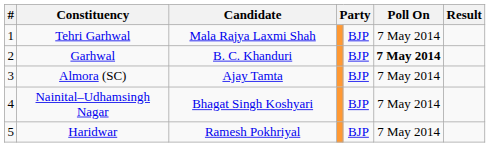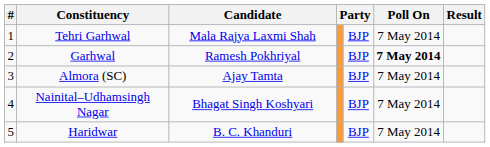(253, 55) B. C. Khanduri -> (253, 55) Ramesh Pokhriyal
(253, 132) Ramesh Pokhriyal -> (253, 132) B. C. Khanduri
